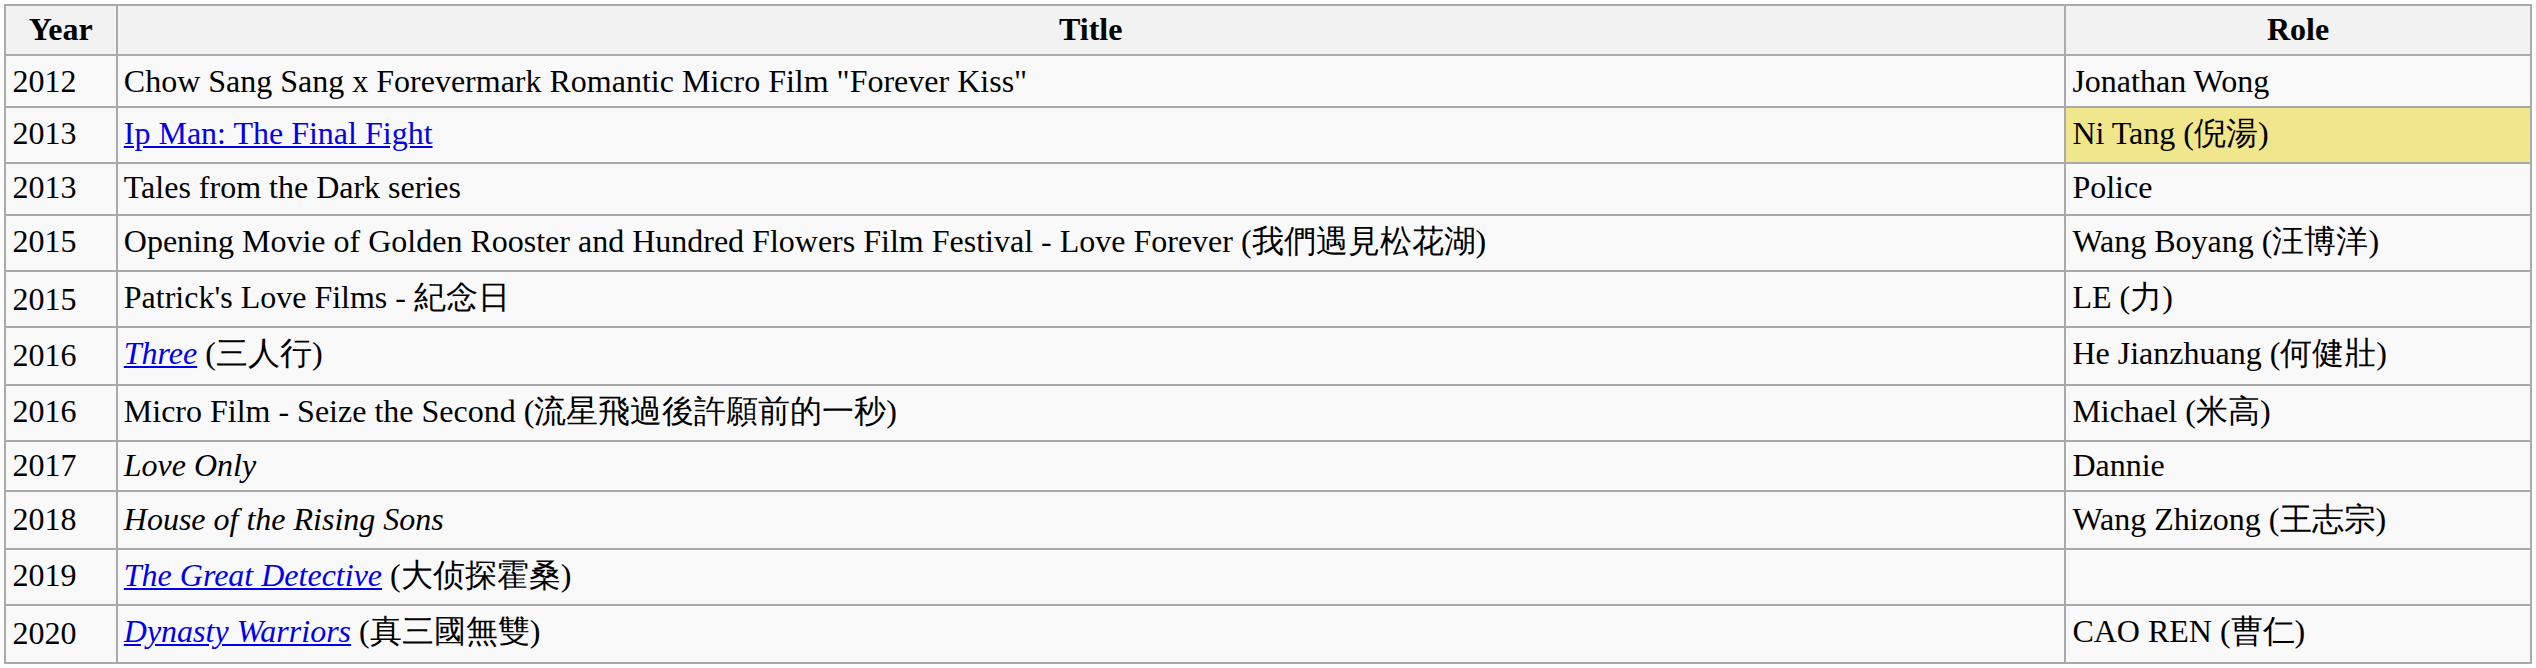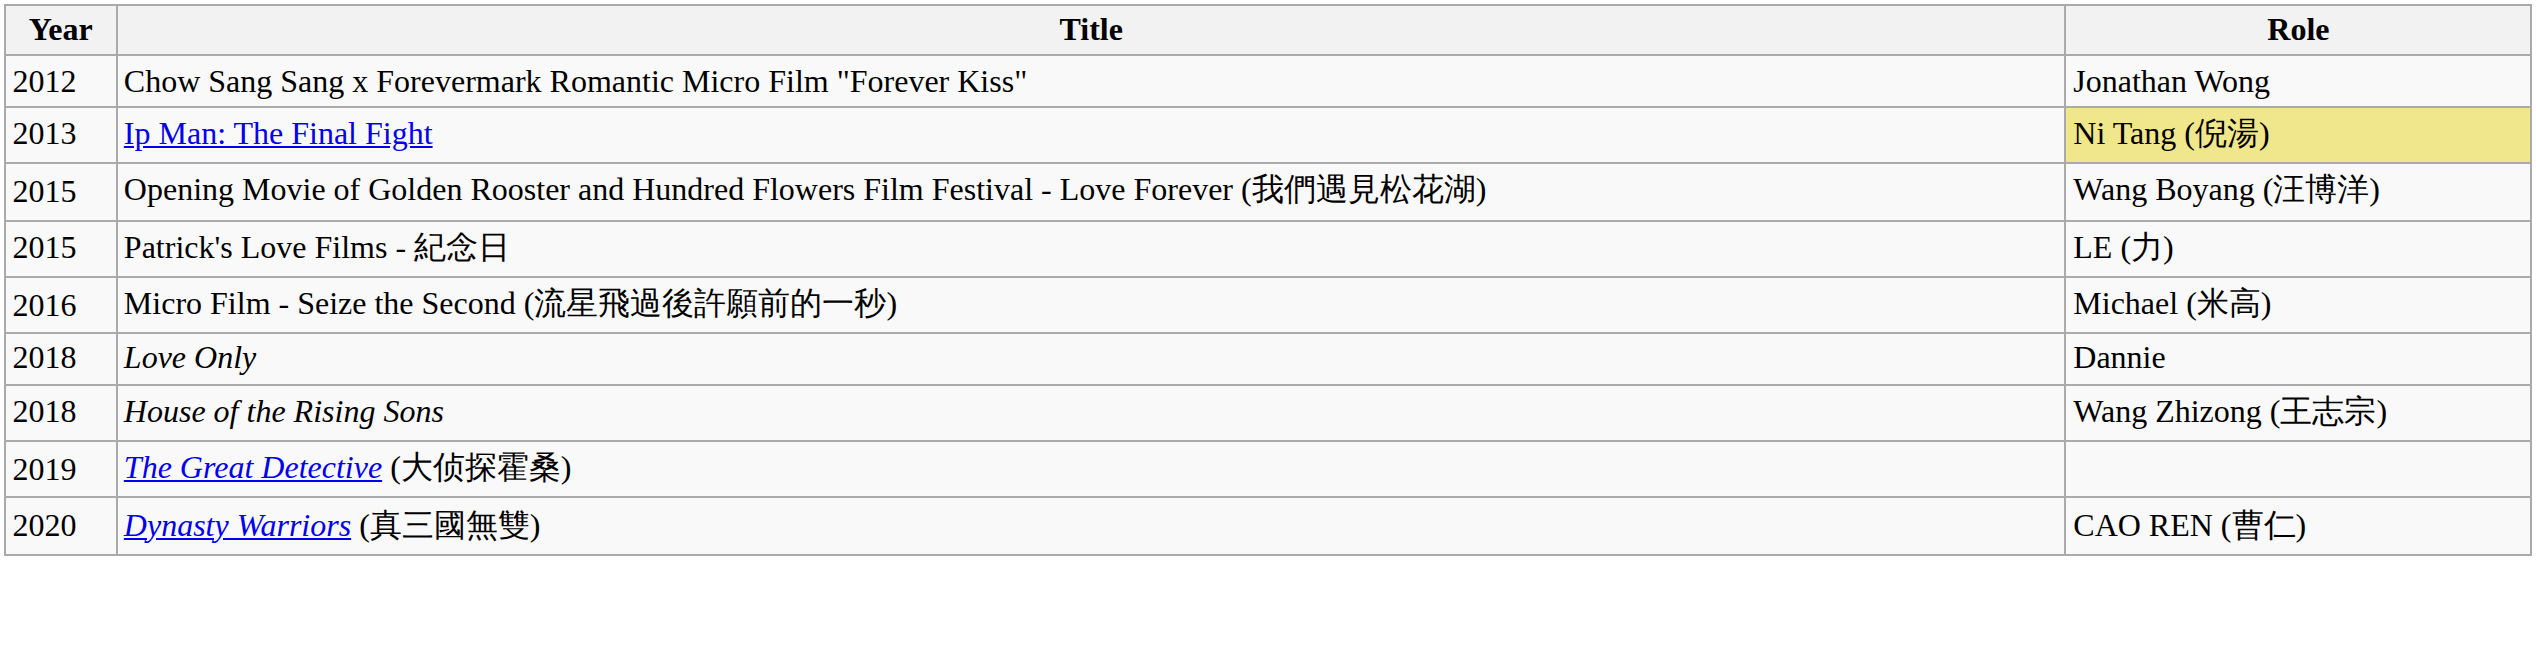- row: (292, 188)
- row: (223, 354)
(44, 465) 2017 -> (44, 358) 2018
